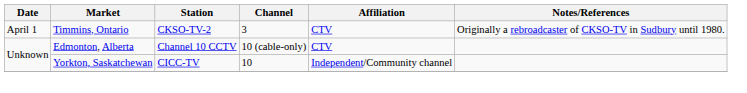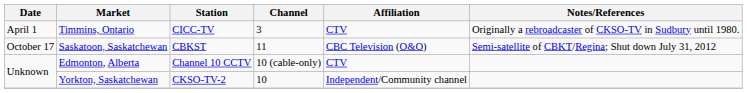(184, 29) CKSO-TV-2 -> (193, 29) CICC-TV
+ row: (113, 46)
(179, 63) CICC-TV -> (199, 79) CKSO-TV-2
